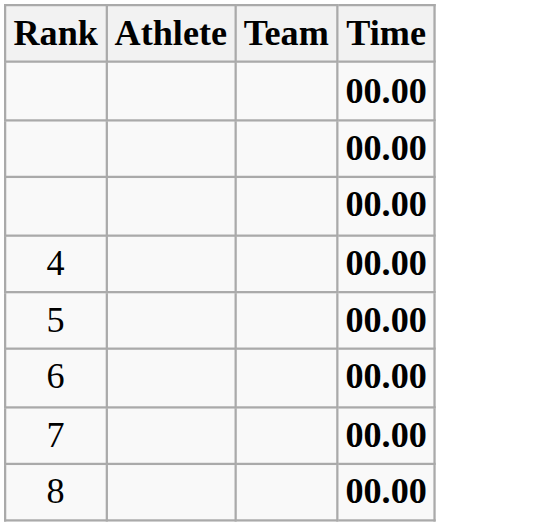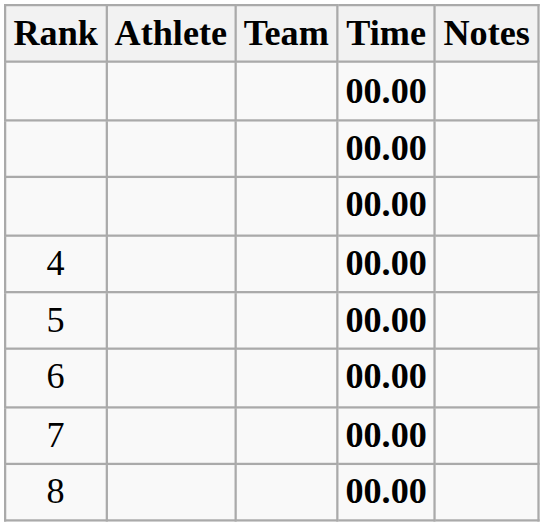+ column: (487, 33)
